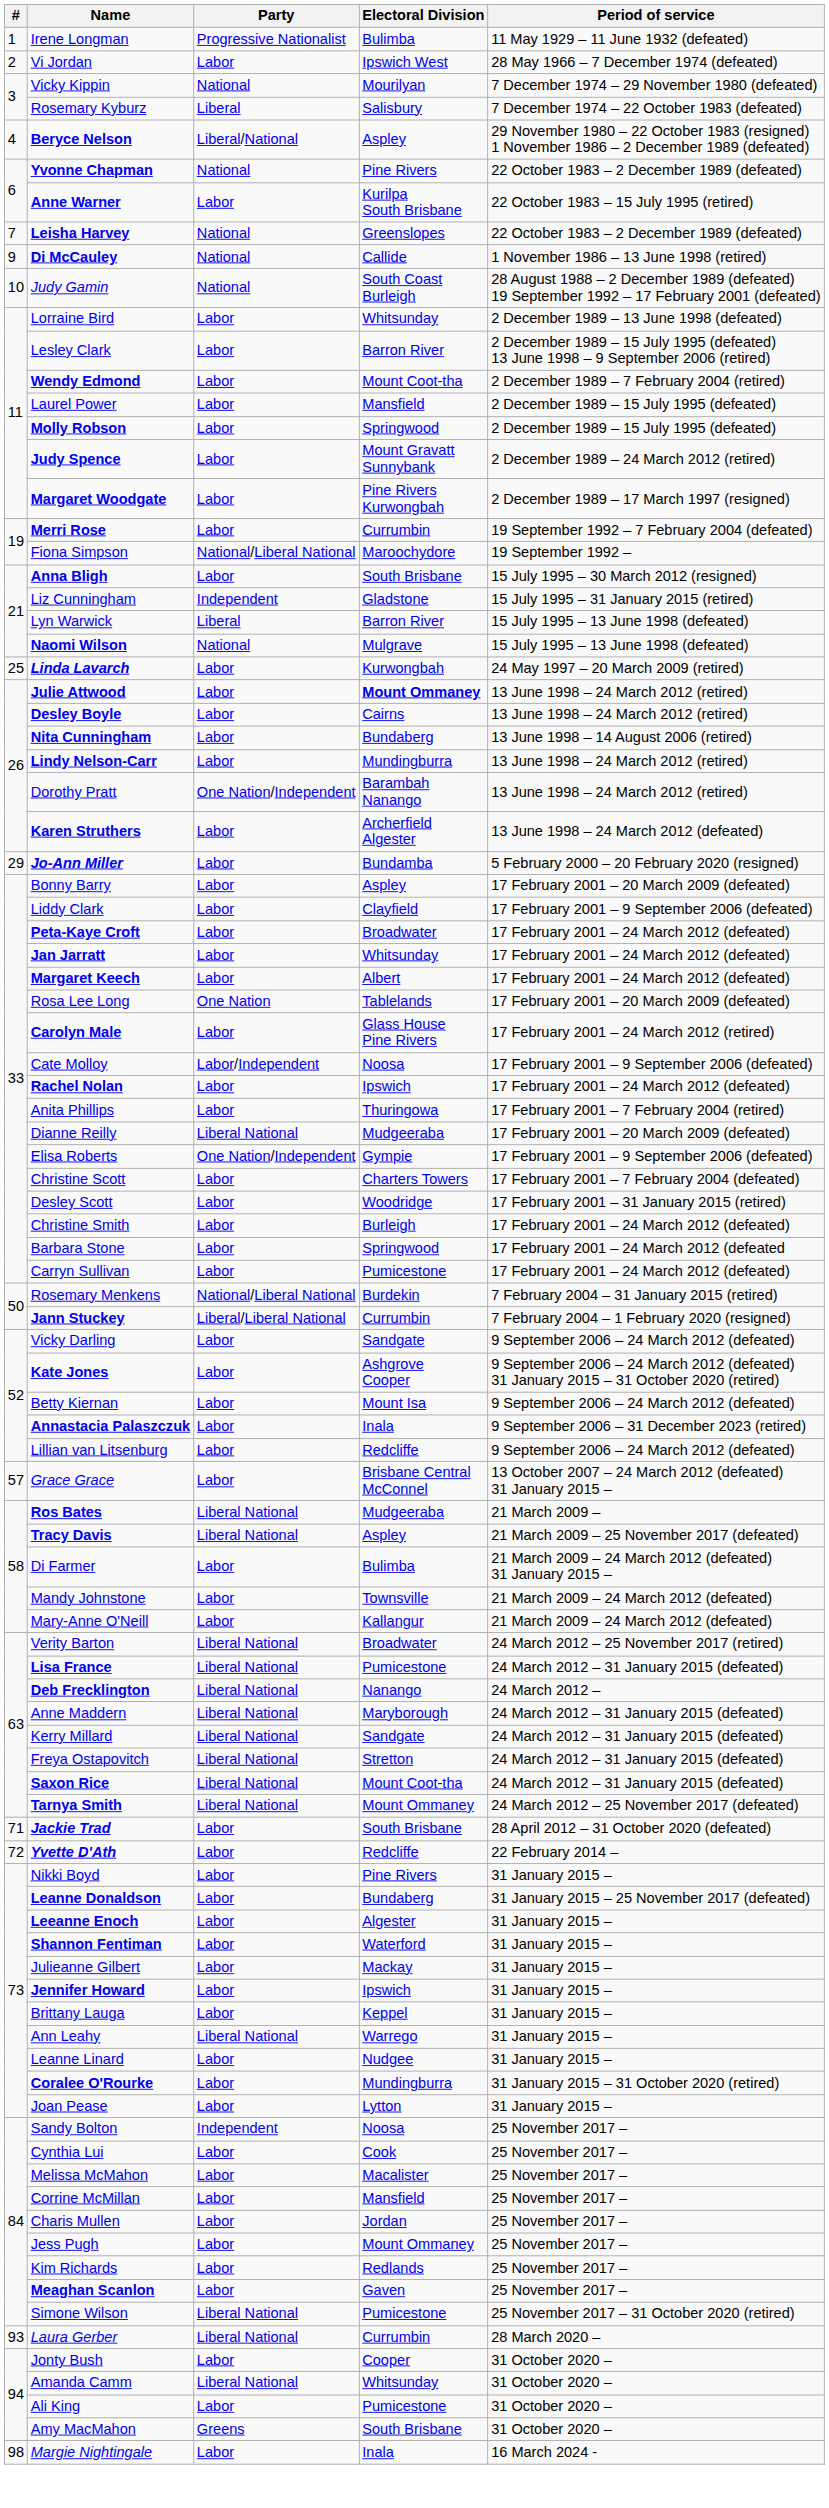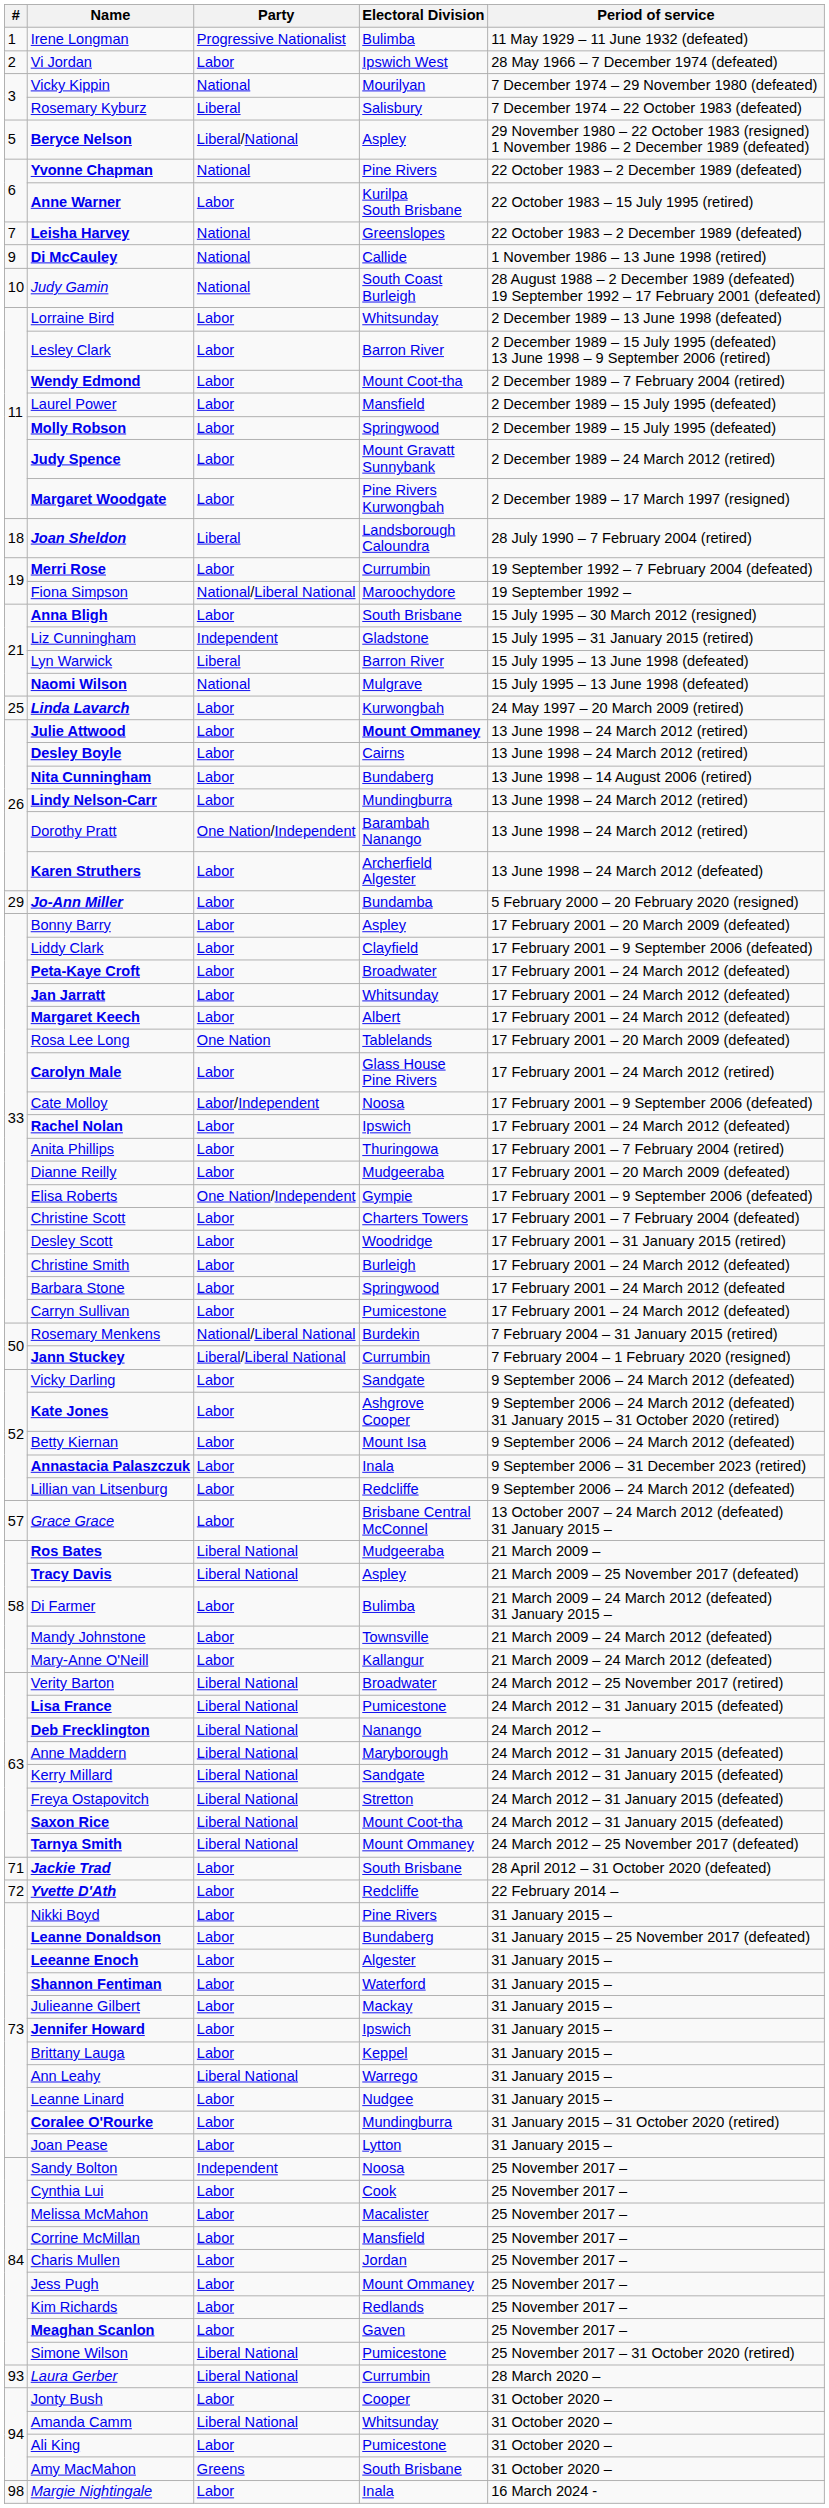(12, 139) 4 -> (12, 139) 5
+ row: (78, 538)
(247, 1133) Liberal National -> (215, 1172) Labor
